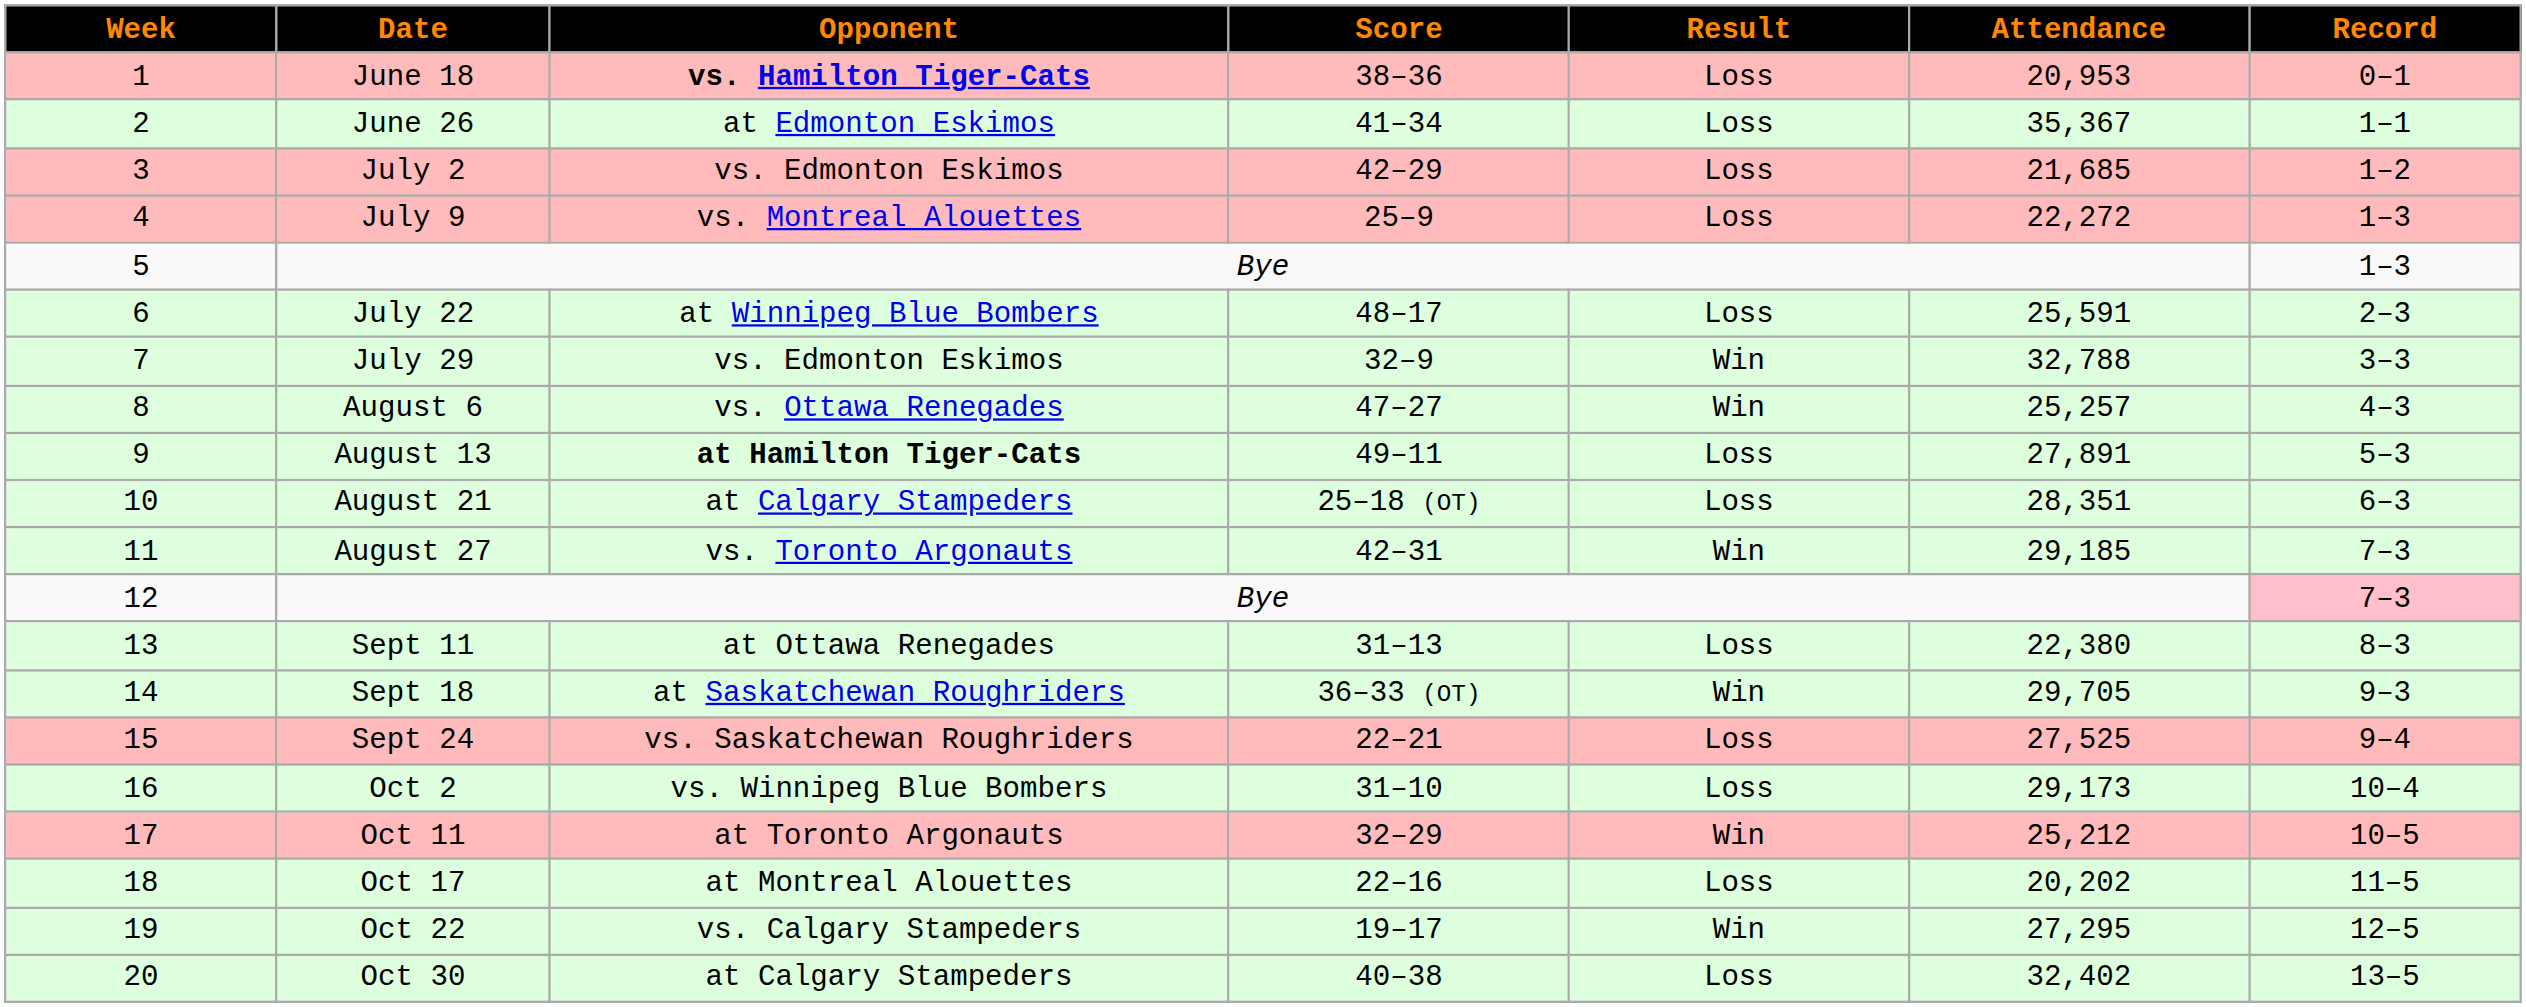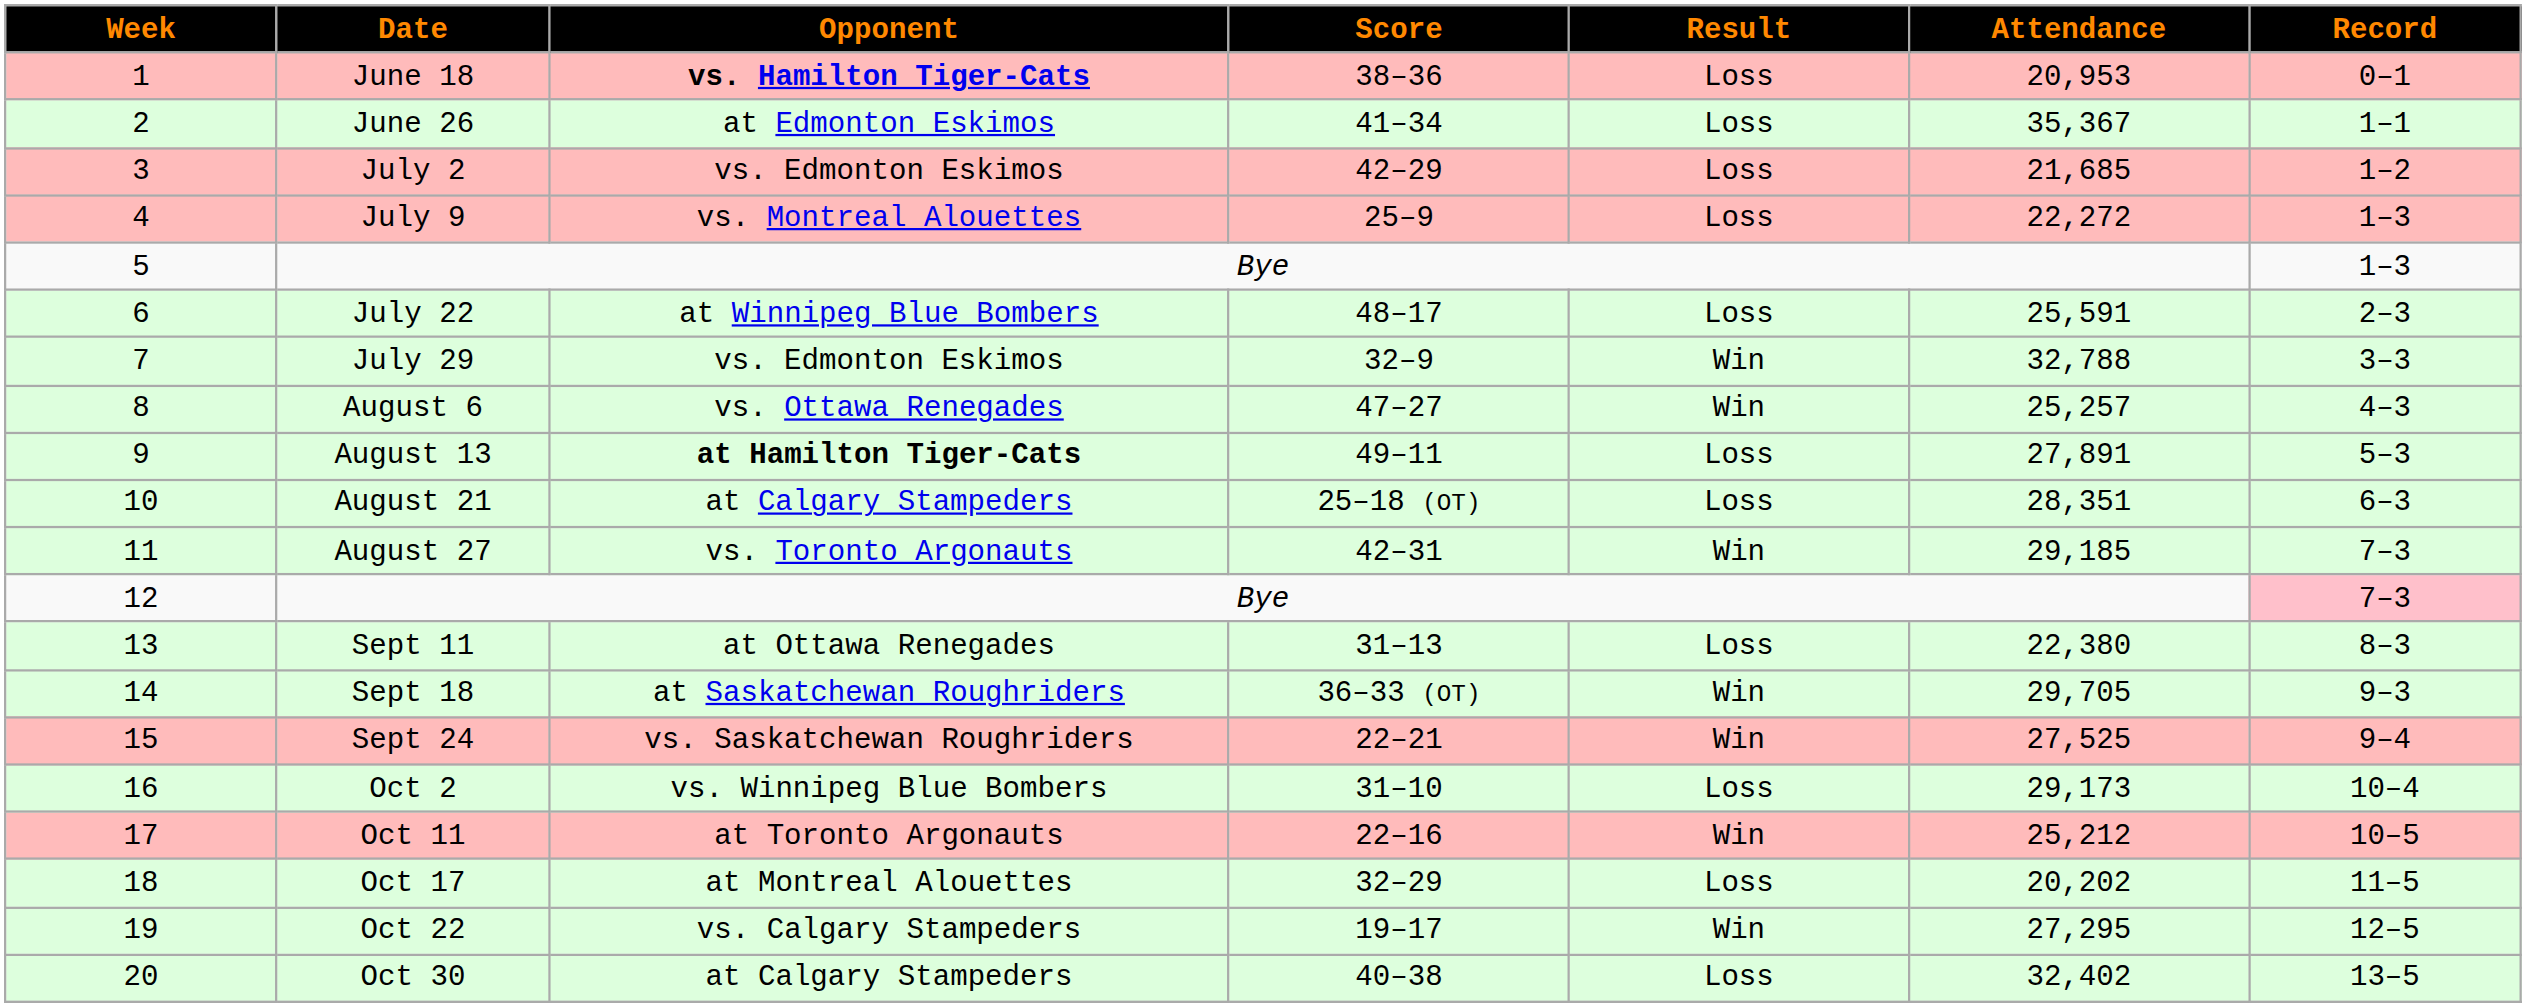(1739, 741) Loss -> (1739, 741) Win
(1399, 836) 32–29 -> (1399, 836) 22–16
(1399, 883) 22–16 -> (1399, 883) 32–29
